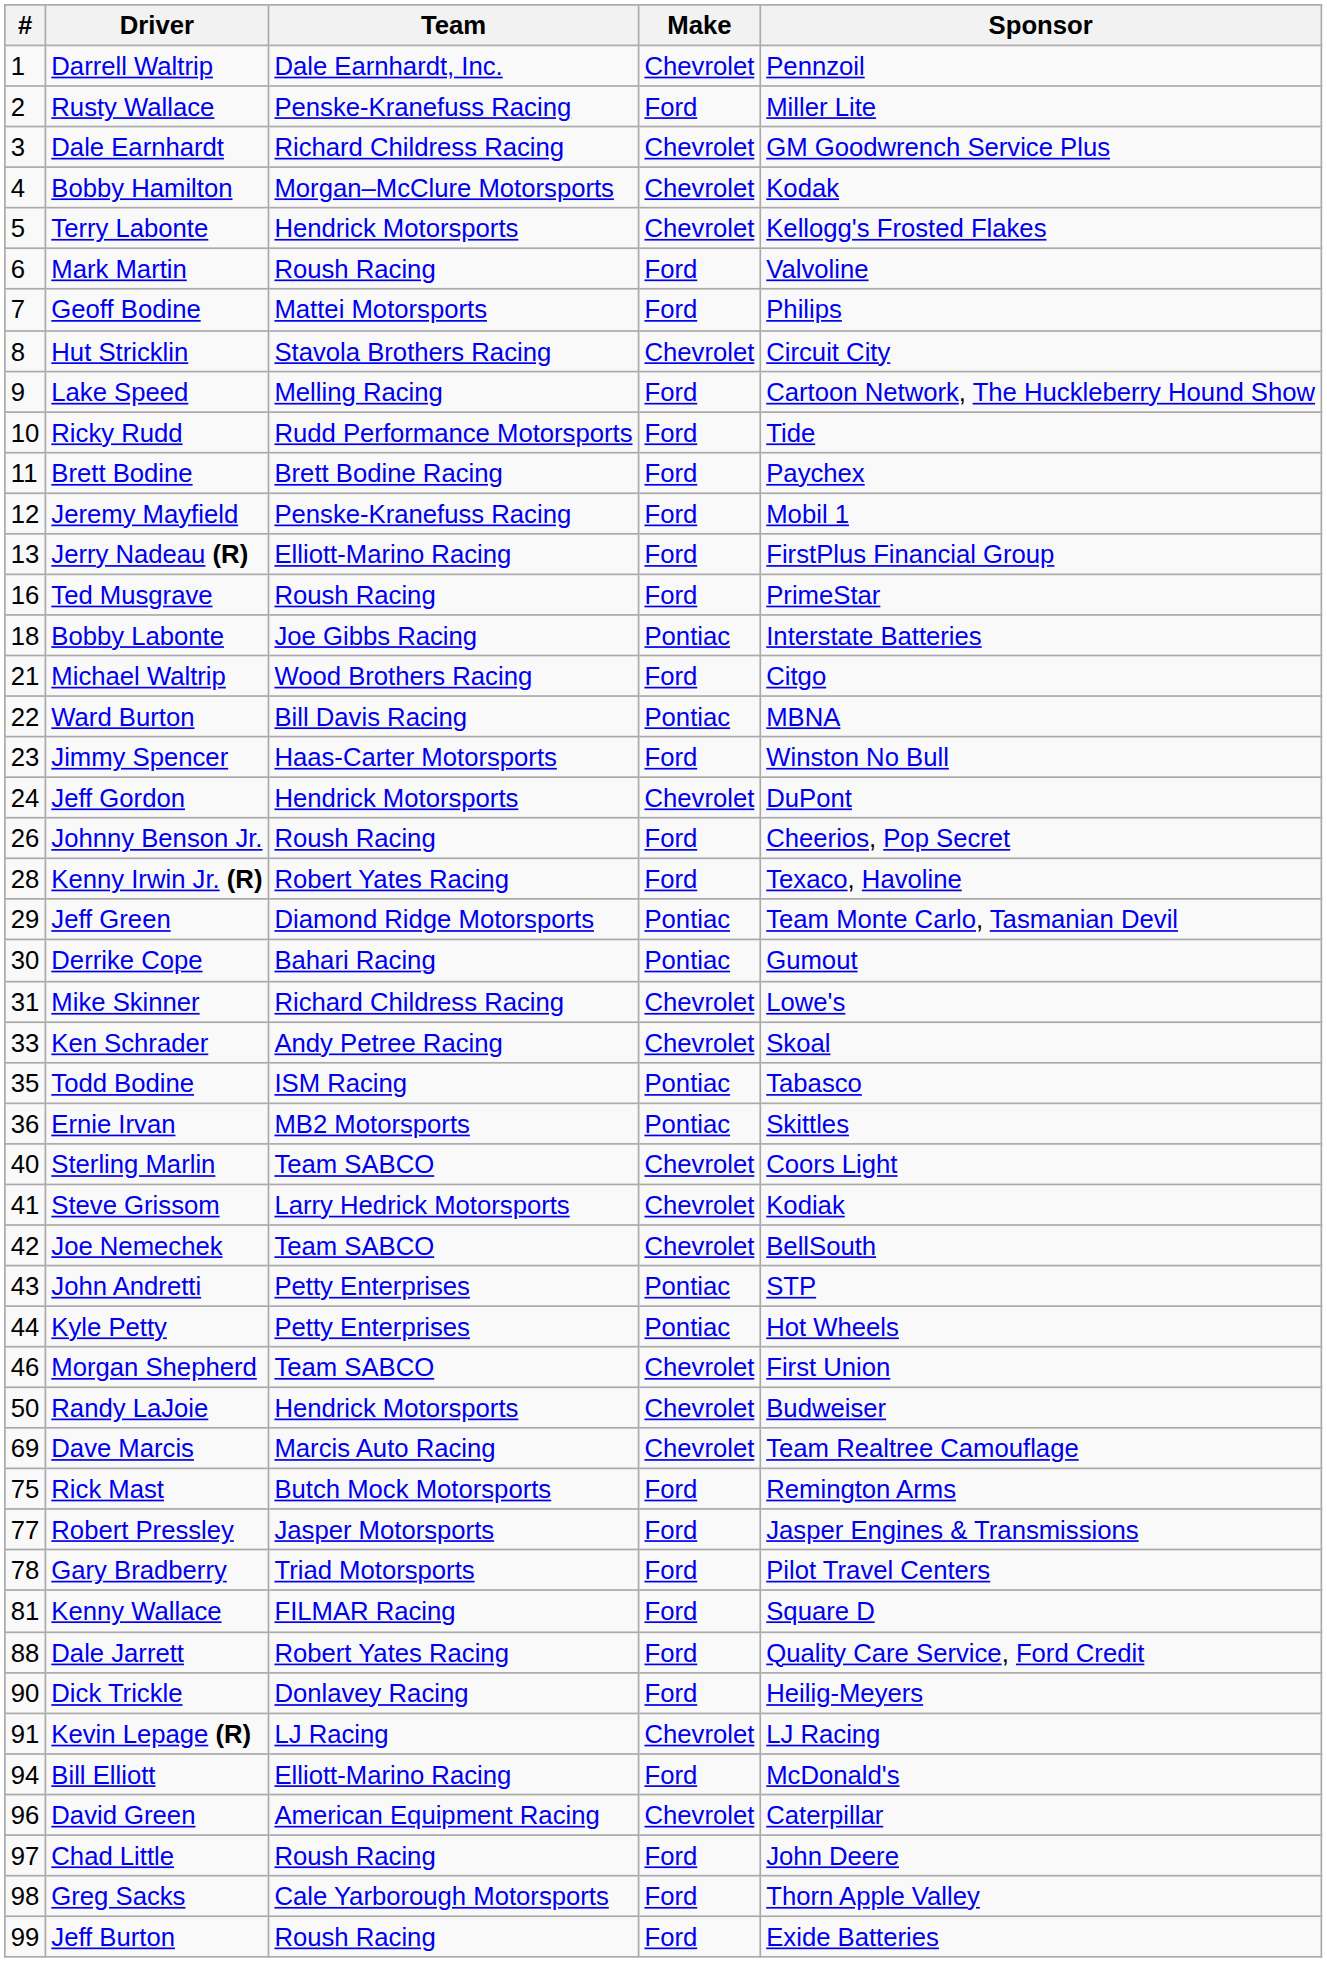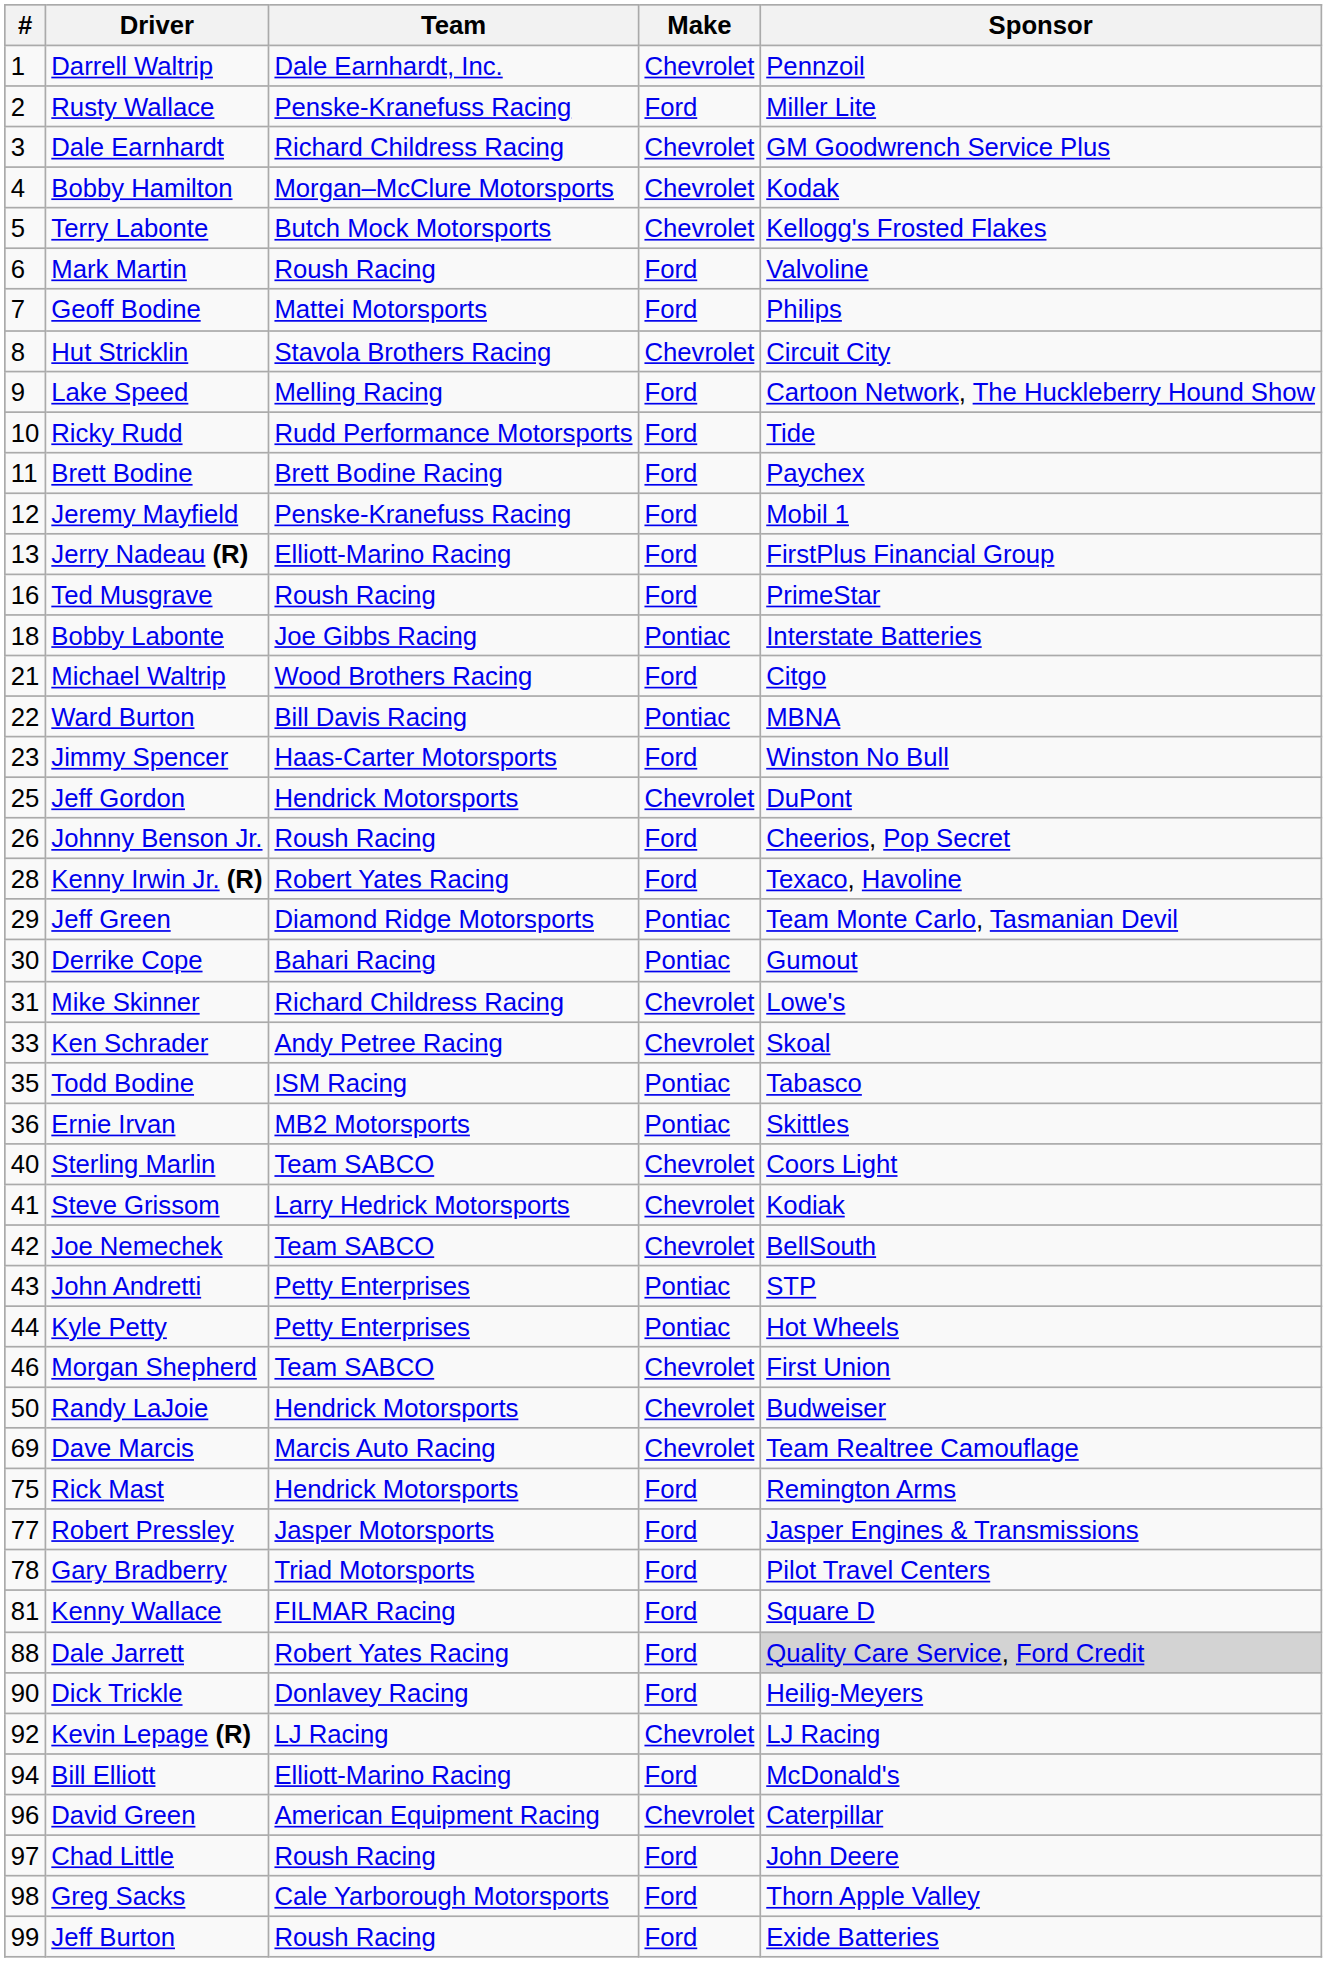(396, 229) Hendrick Motorsports -> (413, 229) Butch Mock Motorsports
(25, 798) 24 -> (25, 798) 25
(413, 1489) Butch Mock Motorsports -> (396, 1489) Hendrick Motorsports
(955, 1652) no background -> (955, 1652) lightgrey background
(25, 1733) 91 -> (25, 1733) 92
